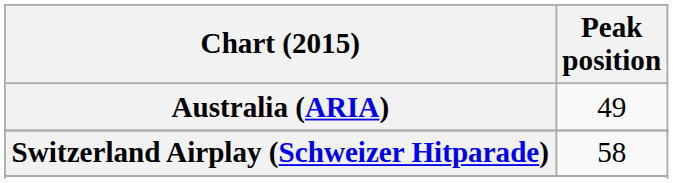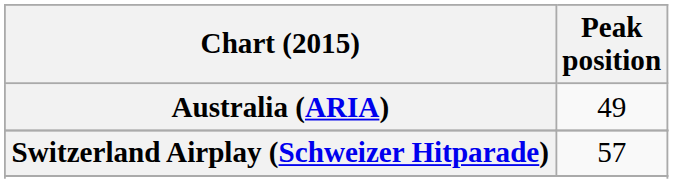(612, 152) 58 -> (612, 152) 57
